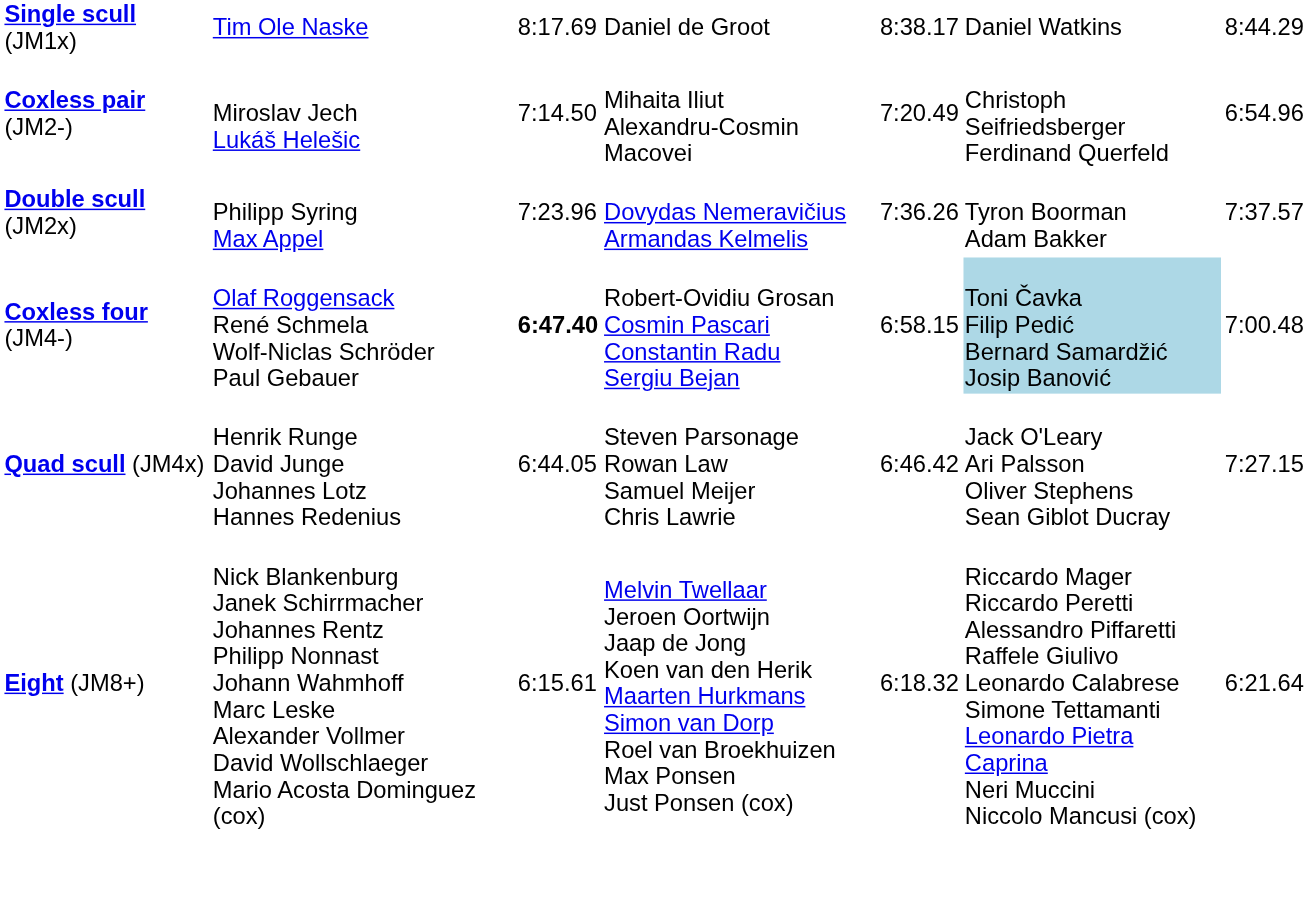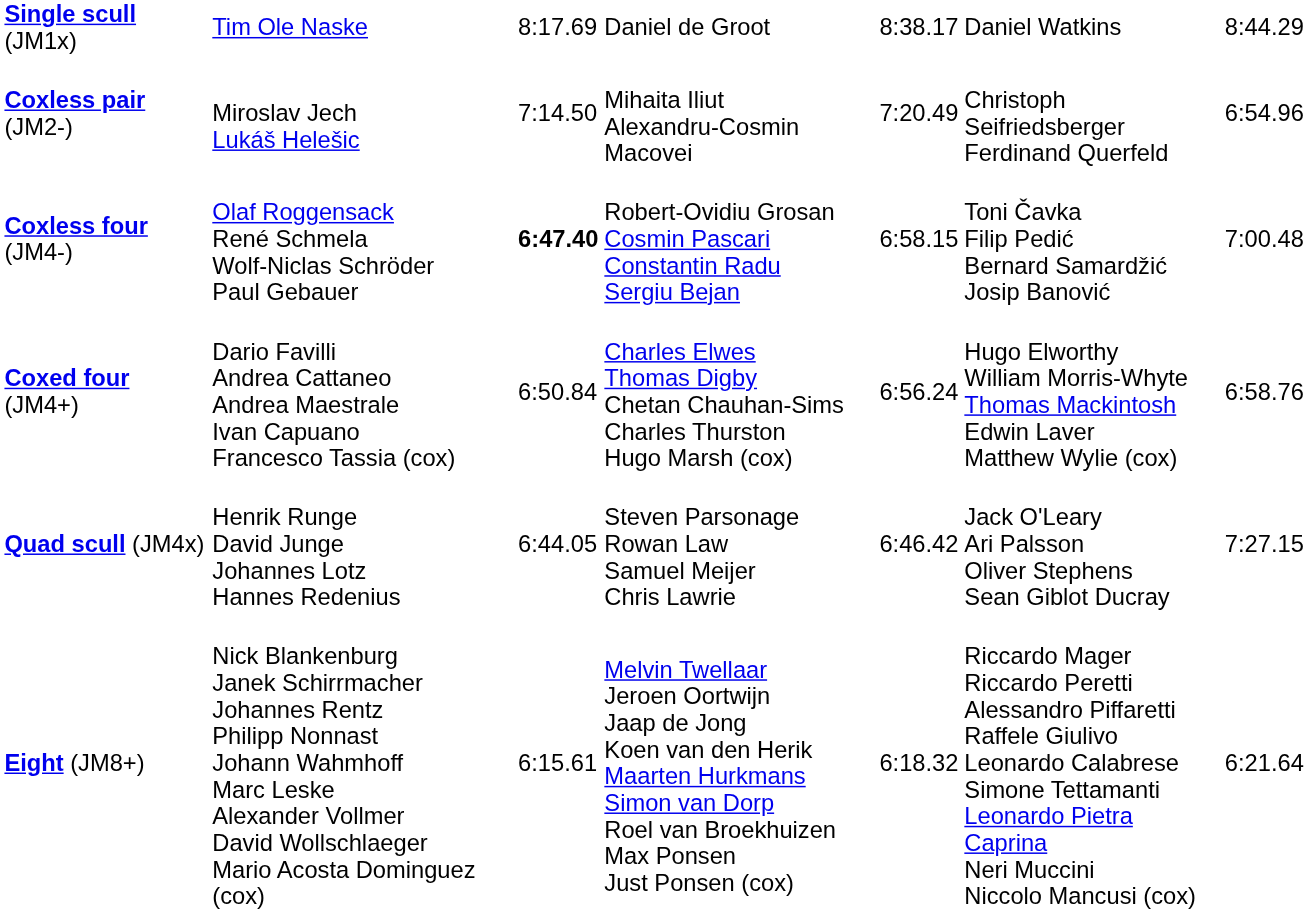- row: (75, 212)
(1066, 338) lightblue background -> (1066, 252) no background
+ row: (67, 391)
